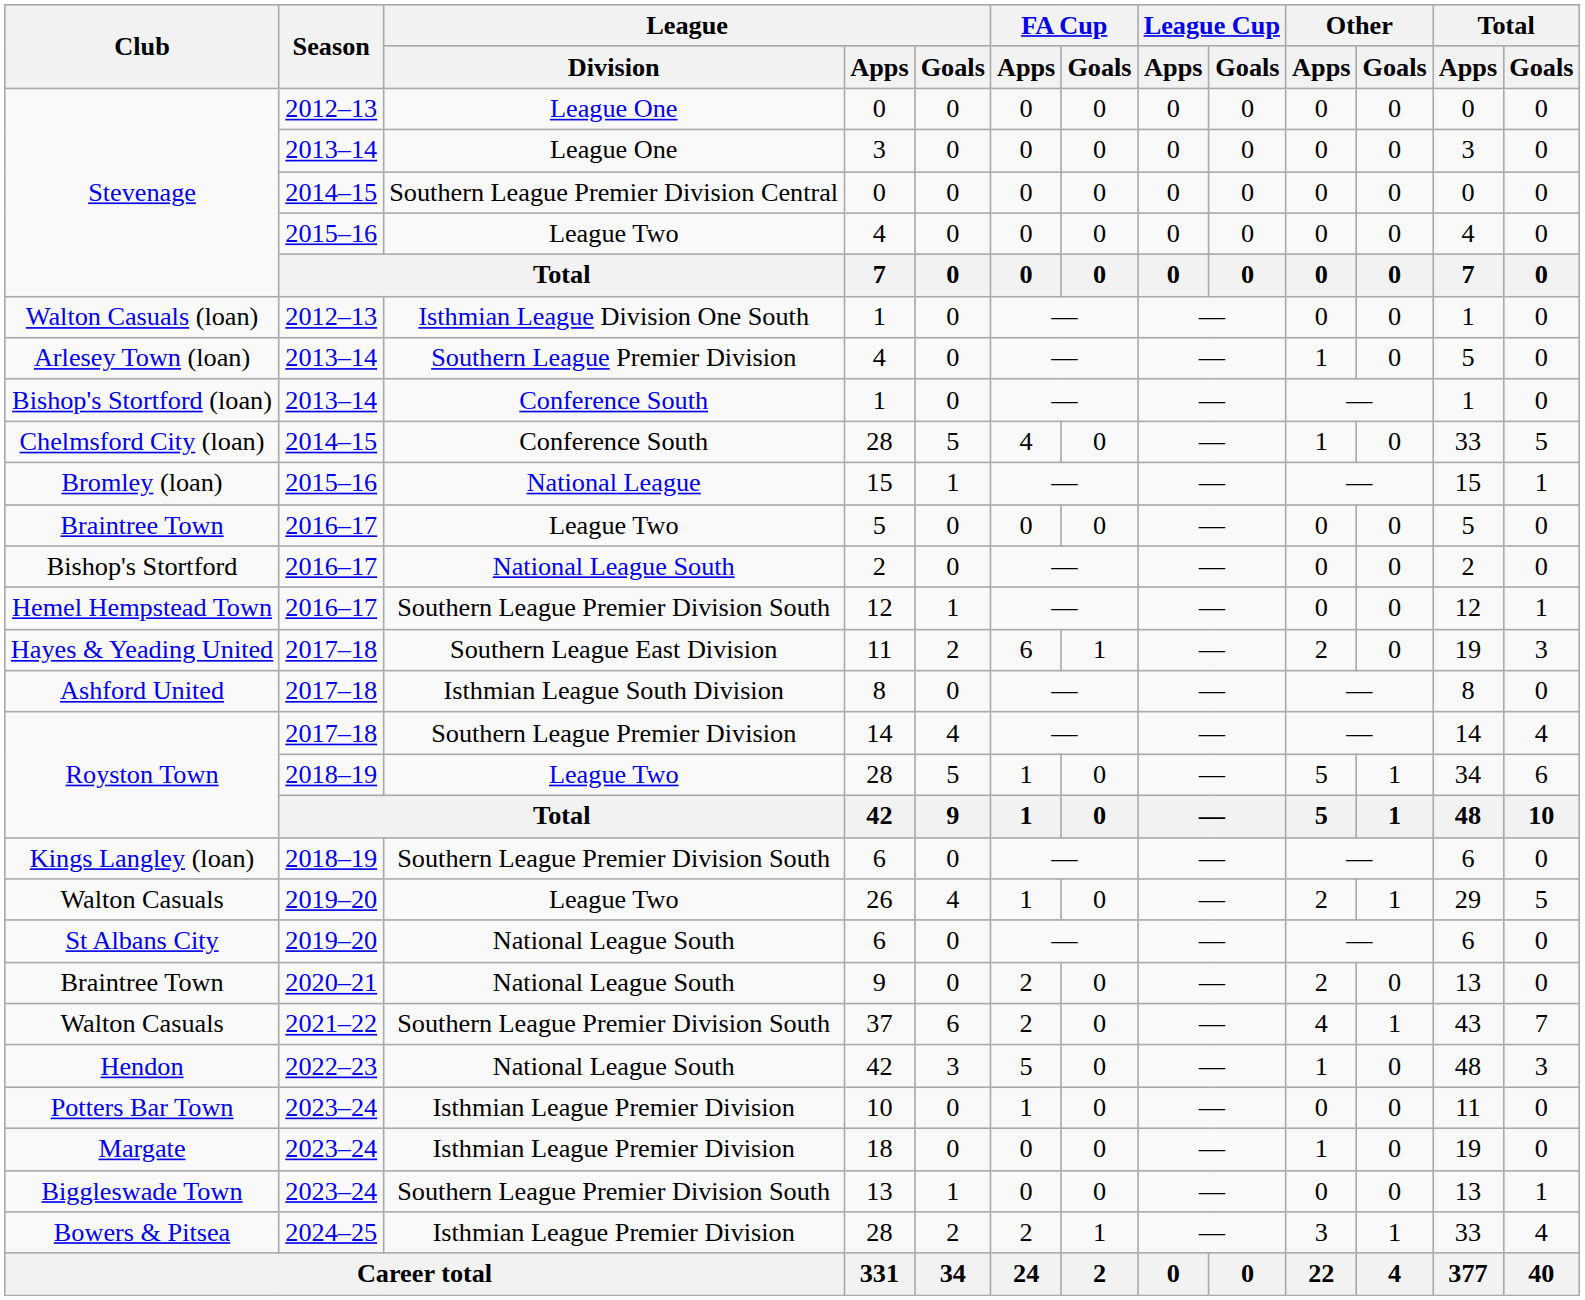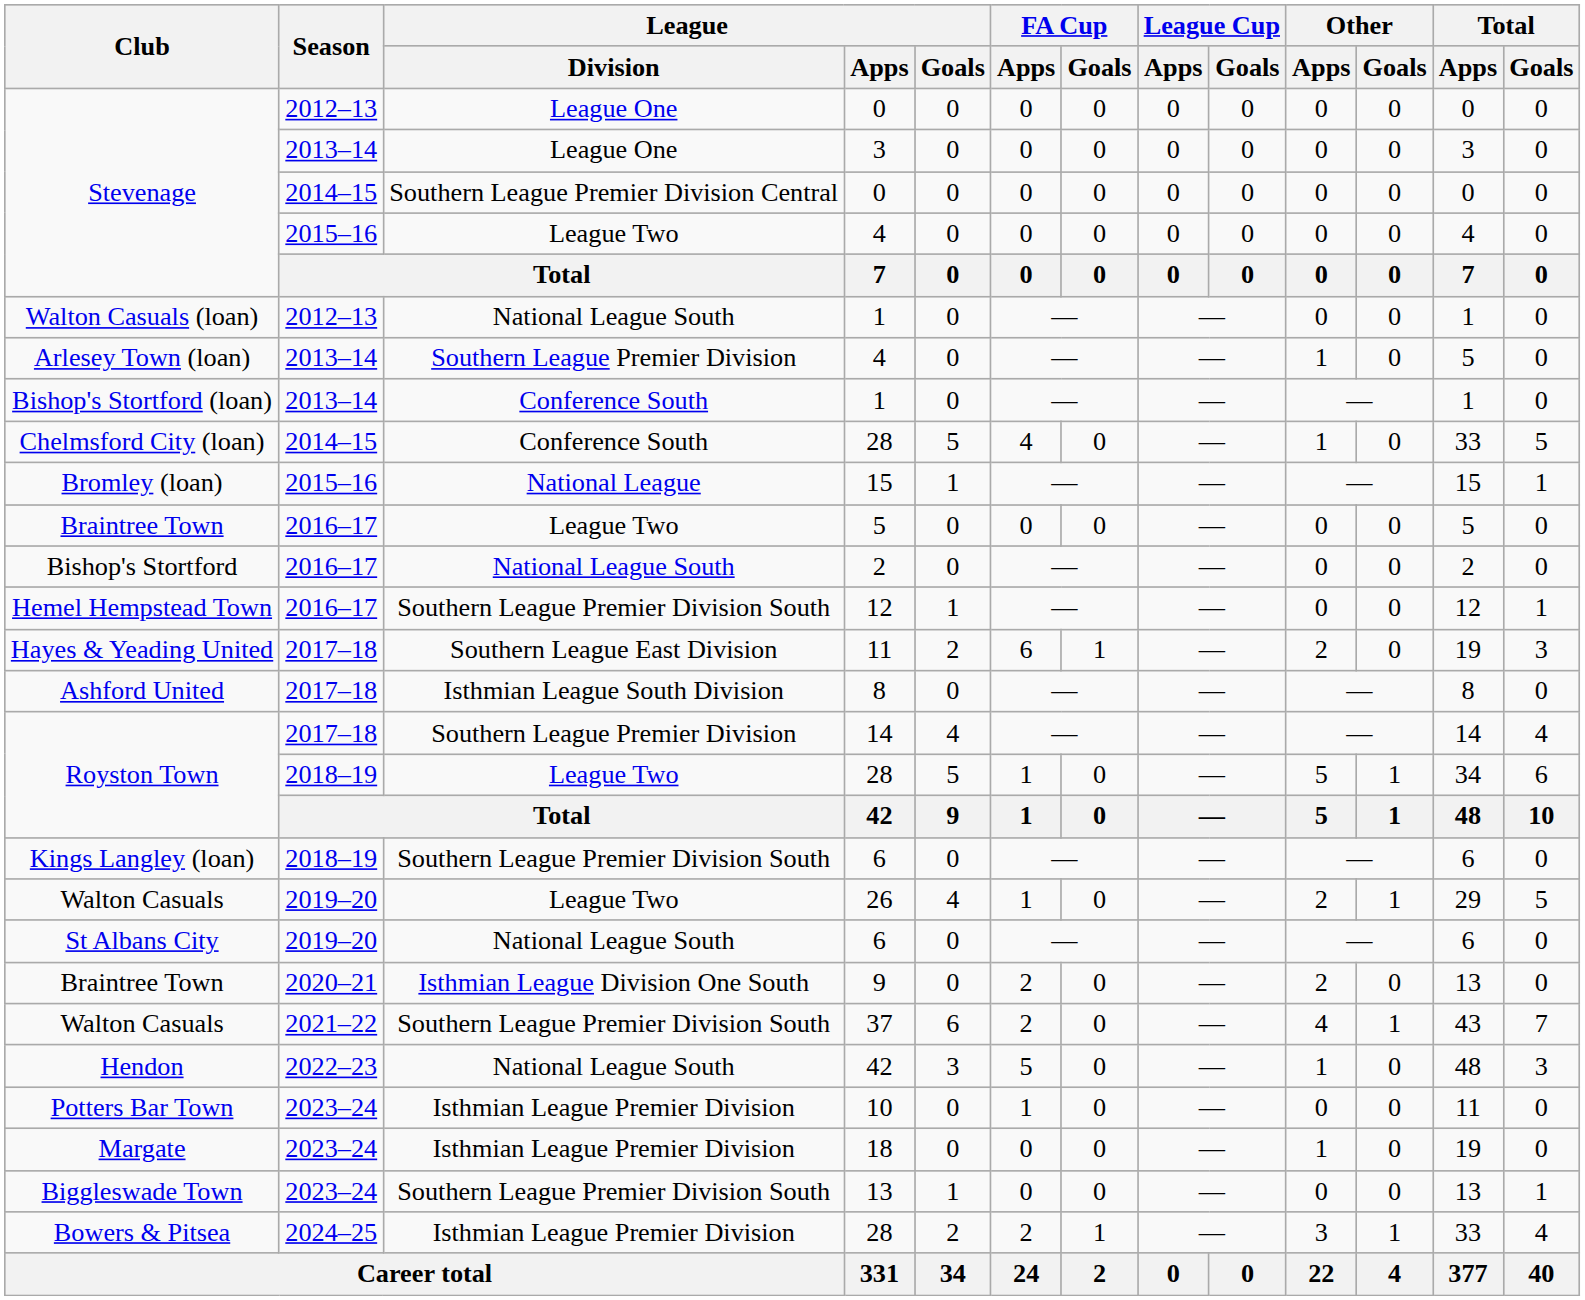(614, 316) Isthmian League Division One South -> (614, 316) National League South
(614, 982) National League South -> (614, 982) Isthmian League Division One South
